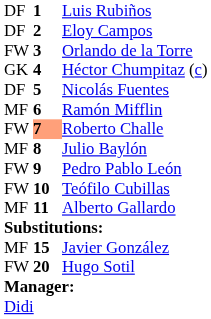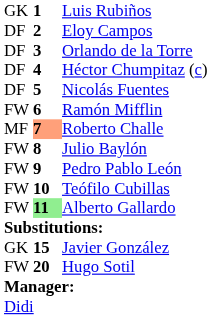(15, 10) DF -> (16, 10) GK
(17, 50) FW -> (15, 50) DF
(16, 69) GK -> (15, 69) DF
(16, 109) MF -> (17, 109) FW
(17, 129) FW -> (16, 129) MF
(16, 148) MF -> (17, 148) FW
(16, 207) MF -> (17, 207) FW
(41, 207) no background -> (41, 207) lightgreen background
(16, 247) MF -> (16, 247) GK
